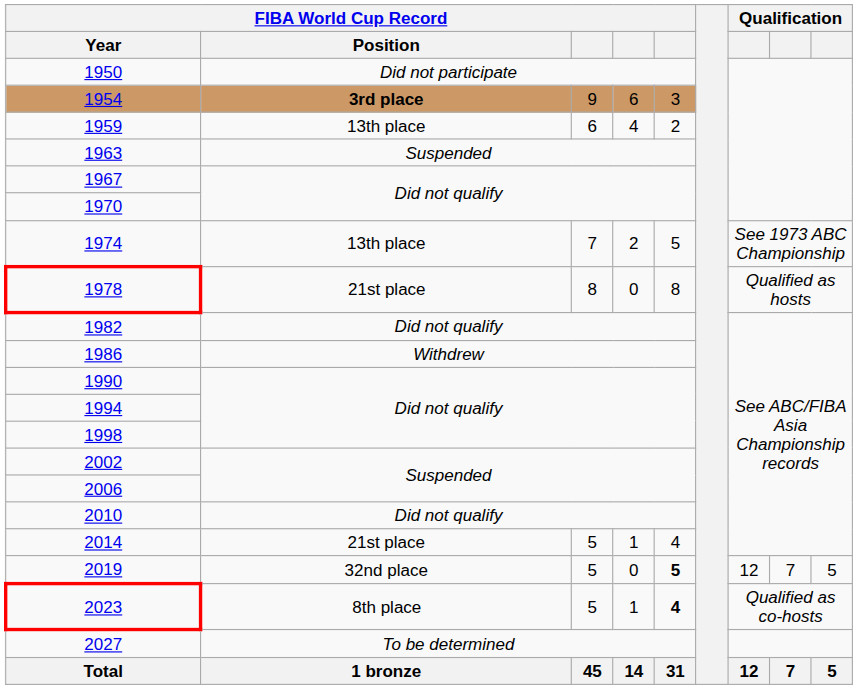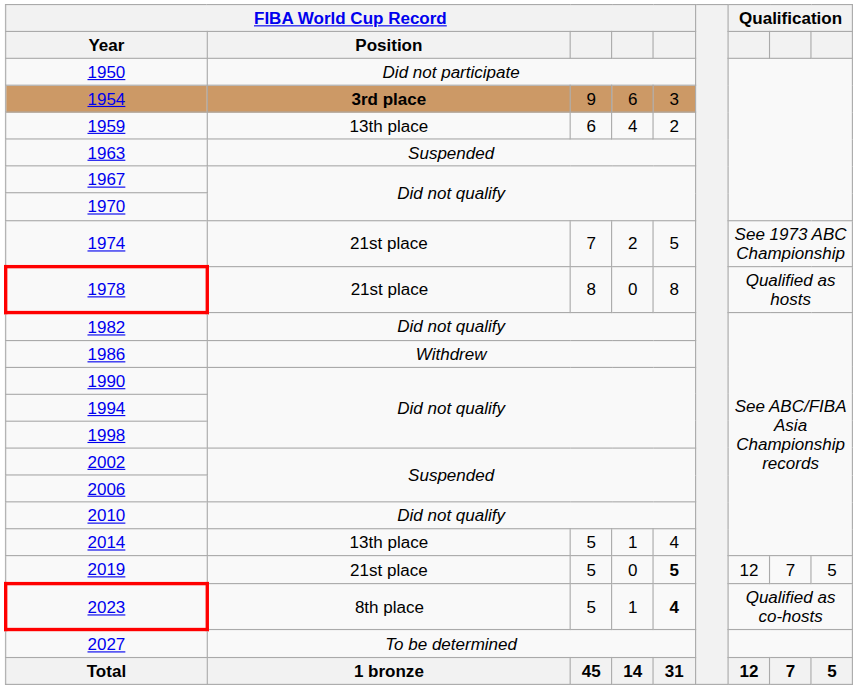(386, 243) 13th place -> (389, 243) 21st place
(386, 543) 21st place -> (389, 543) 13th place
(386, 570) 32nd place -> (389, 570) 21st place
